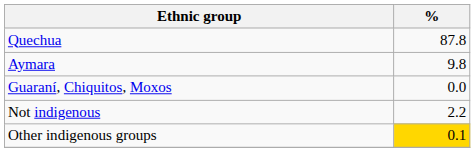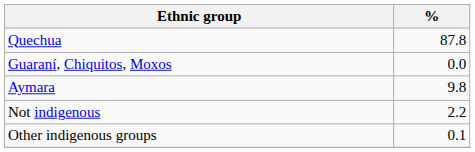rows swapped: (31, 64) <-> (90, 87)
(457, 135) gold background -> (457, 135) no background
